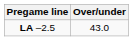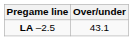(99, 28) 43.0 -> (99, 28) 43.1
